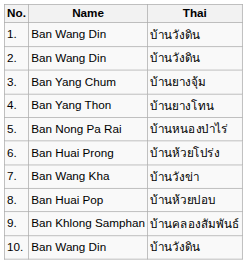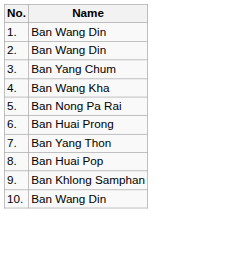- column: (195, 13)
(71, 105) Ban Yang Thon -> (70, 87) Ban Wang Kha
(70, 176) Ban Wang Kha -> (71, 143) Ban Yang Thon
